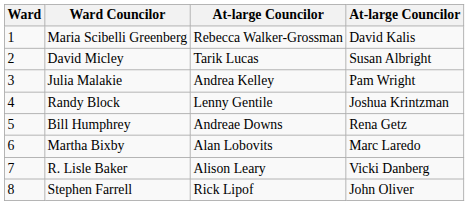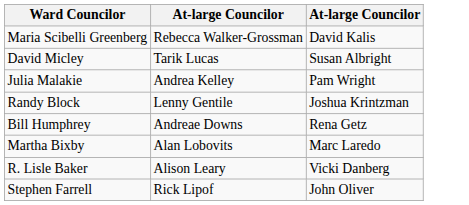- column: (24, 15)
